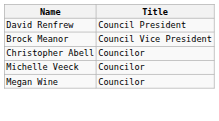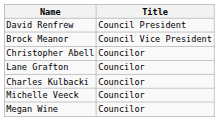+ row: (37, 67)
+ row: (48, 81)
